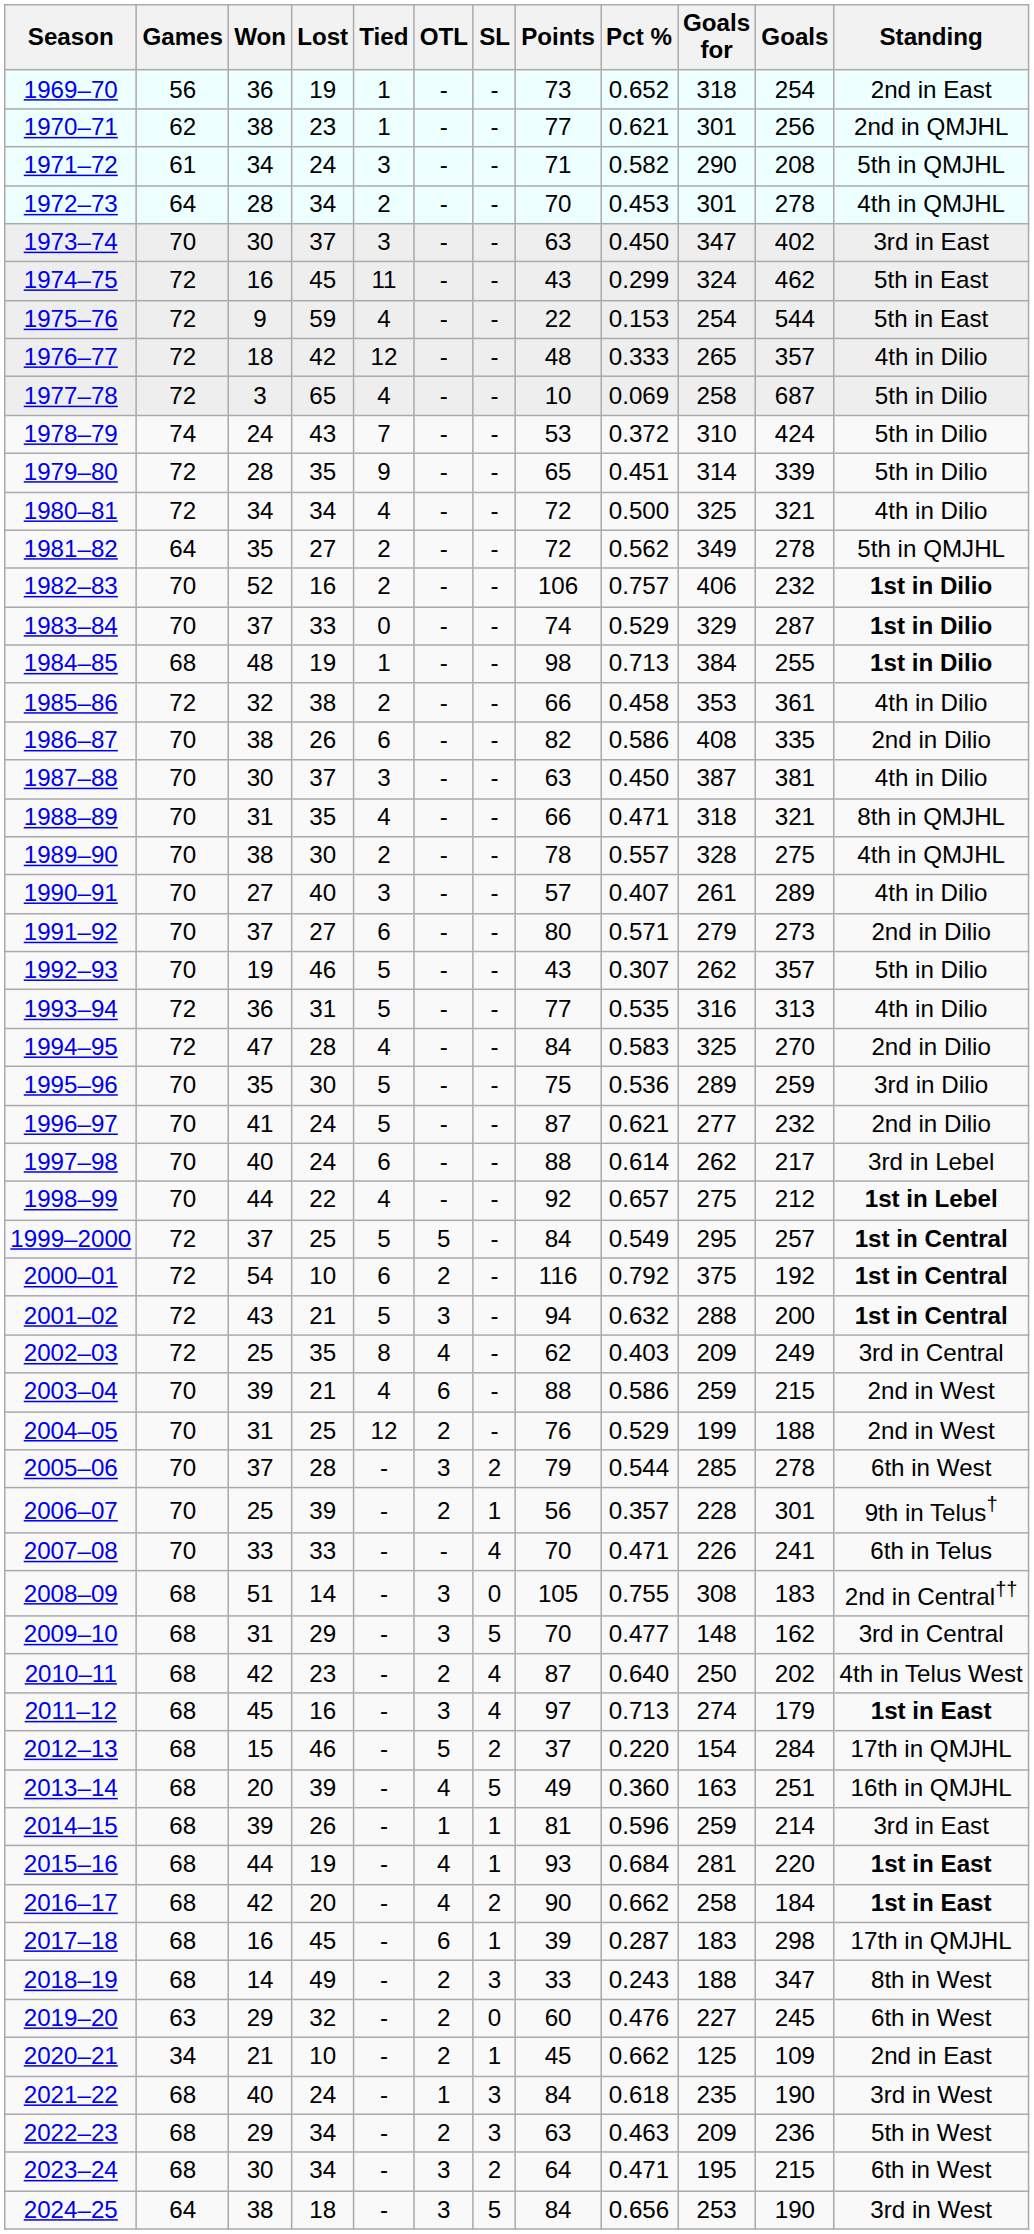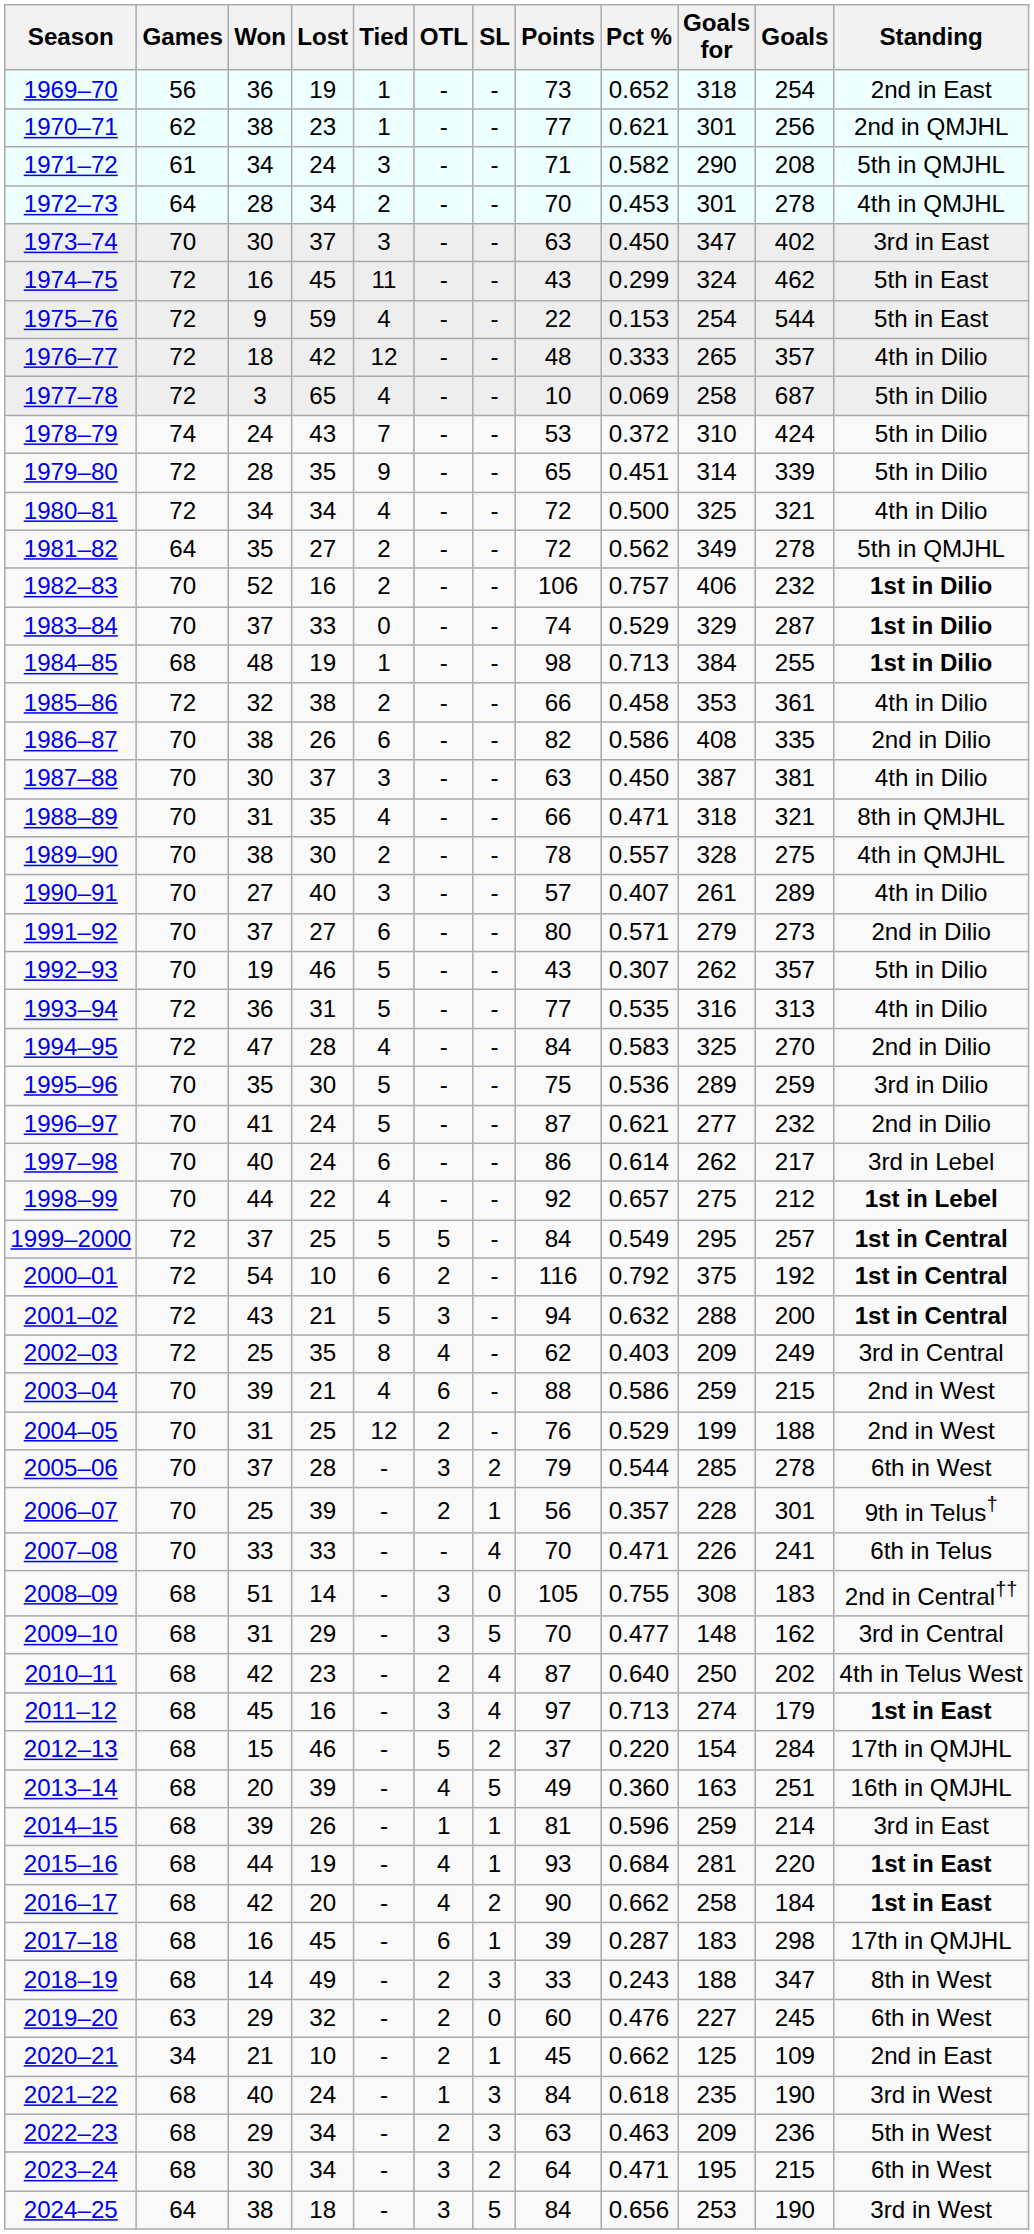(558, 1162) 88 -> (558, 1162) 86
